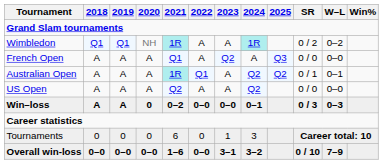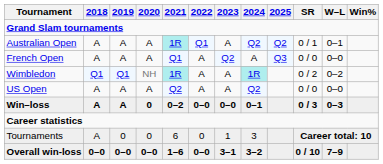rows swapped: (42, 74) <-> (31, 43)
(97, 136) 0 -> (97, 136) A
